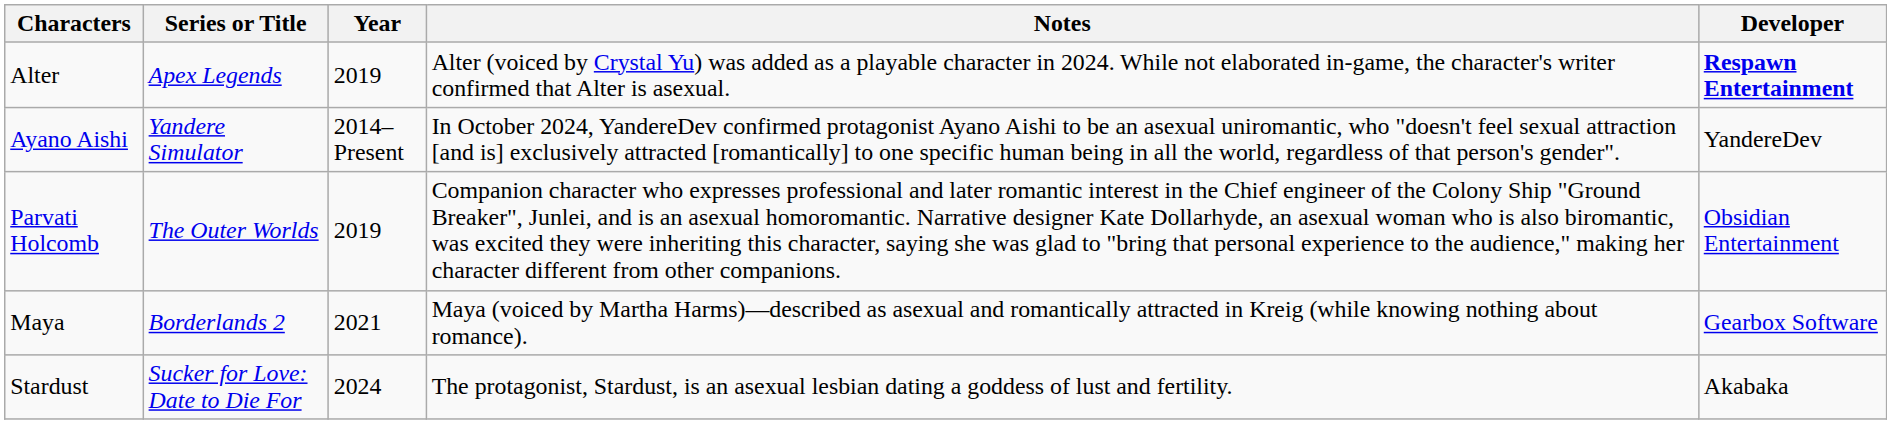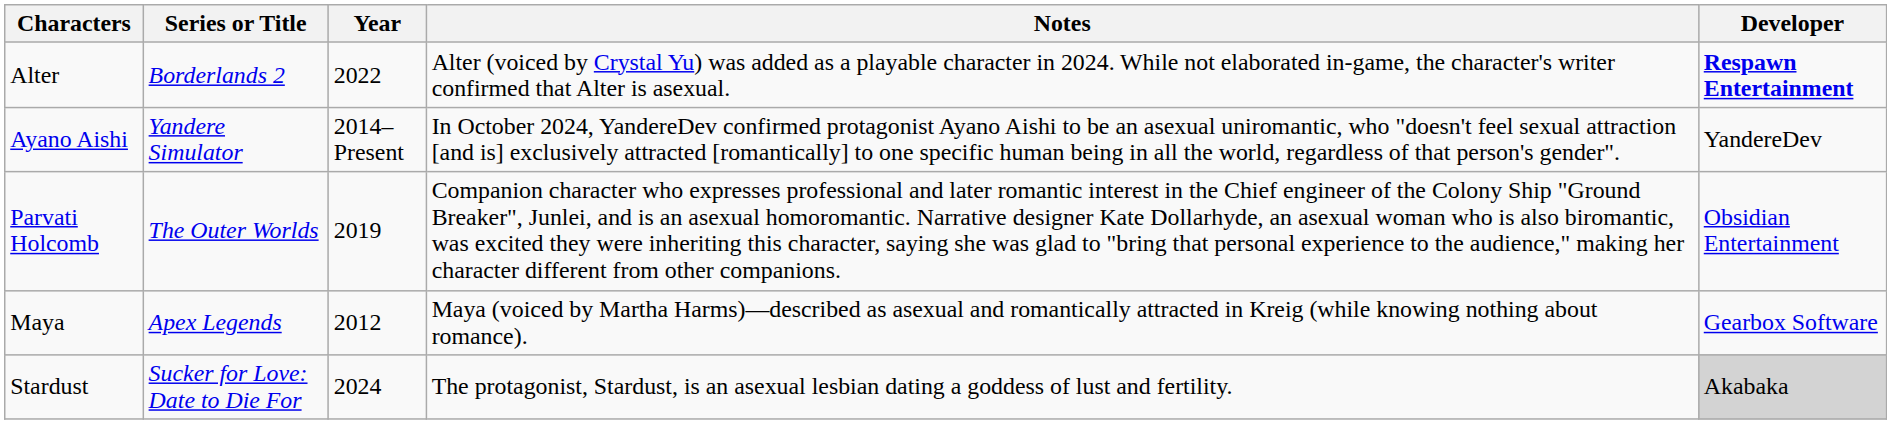(215, 74) Apex Legends -> (217, 74) Borderlands 2
(358, 74) 2019 -> (358, 74) 2022
(217, 322) Borderlands 2 -> (215, 322) Apex Legends
(358, 322) 2021 -> (358, 322) 2012
(1746, 386) no background -> (1746, 386) lightgrey background
